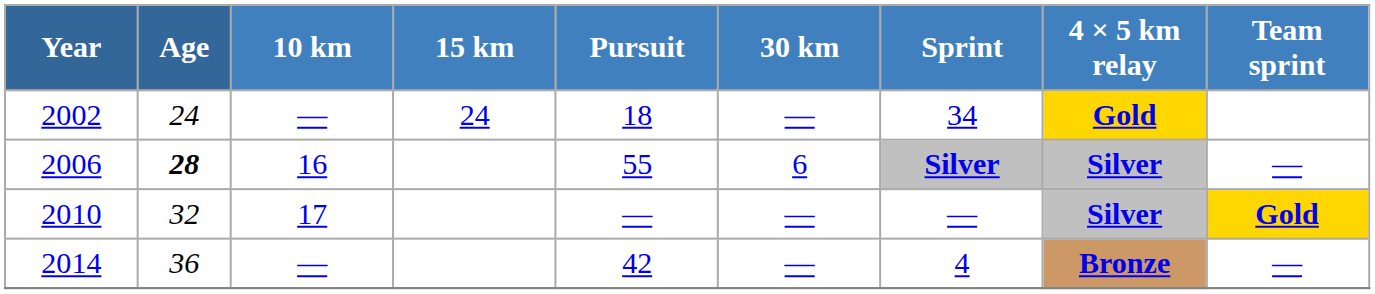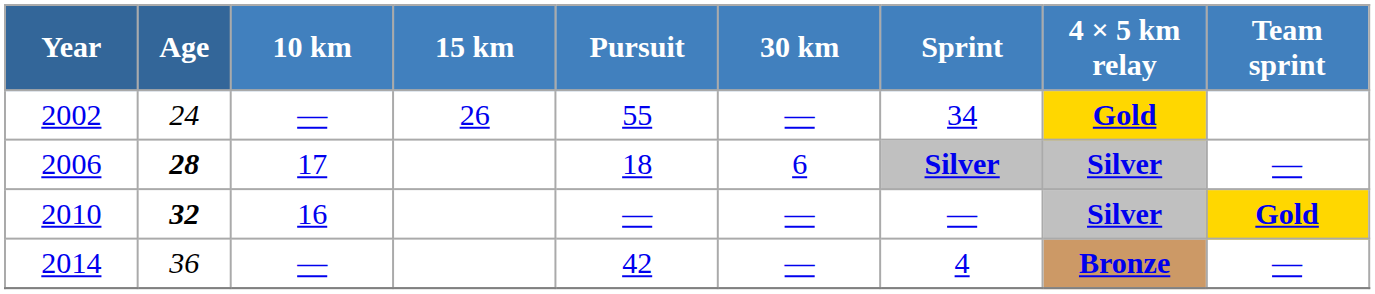(475, 114) 24 -> (475, 114) 26
(637, 114) 18 -> (637, 114) 55
(312, 164) 16 -> (312, 164) 17
(637, 164) 55 -> (637, 164) 18
(184, 214) normal -> (184, 214) bold
(312, 214) 17 -> (312, 214) 16
